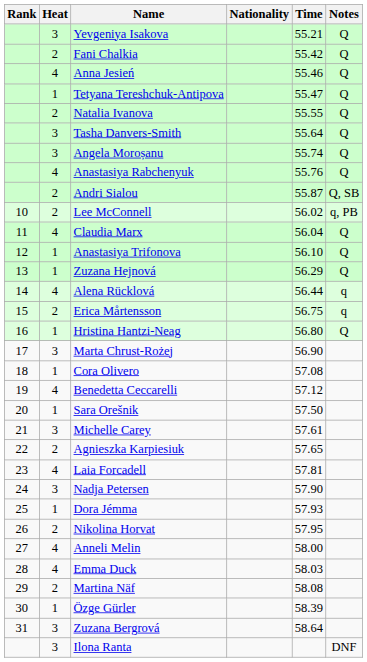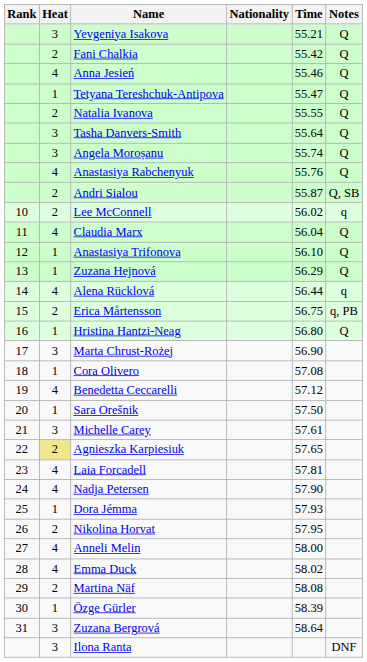(344, 212) q, PB -> (344, 212) q
(344, 311) q -> (344, 311) q, PB
(55, 449) no background -> (55, 449) khaki background
(55, 489) 3 -> (55, 489) 4
(309, 568) 58.03 -> (309, 568) 58.02
